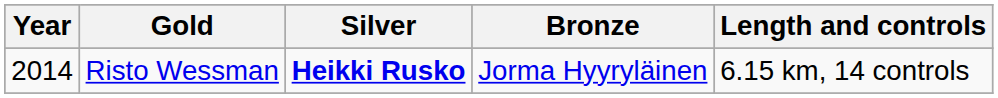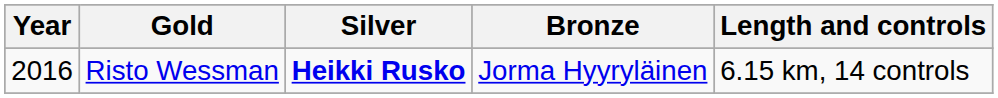(42, 70) 2014 -> (42, 70) 2016
